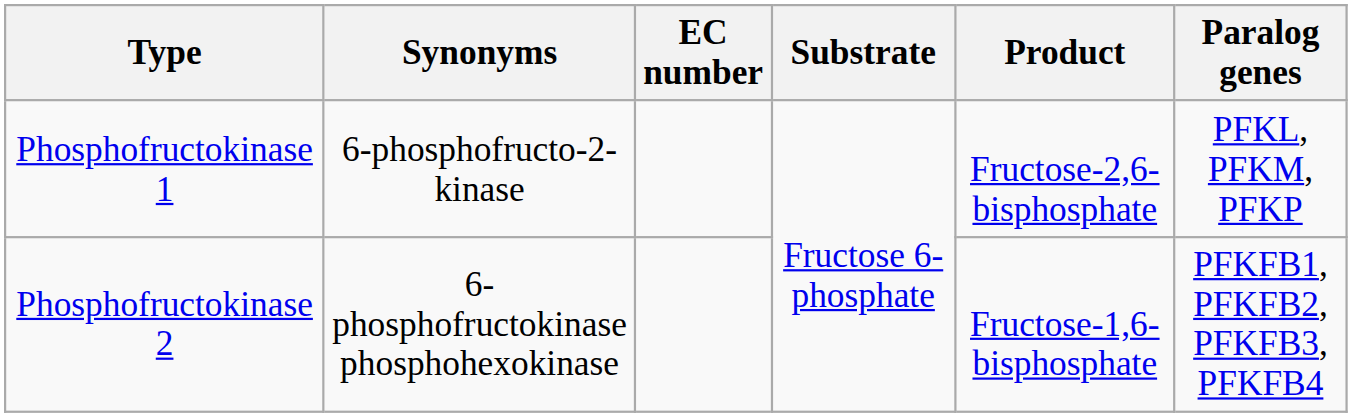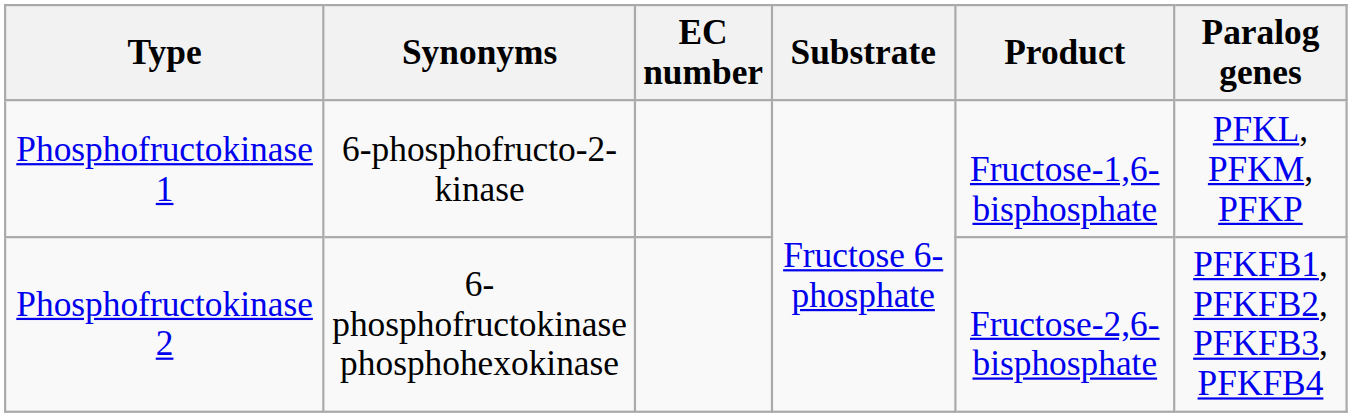(1065, 188) Fructose-2,6-bisphosphate -> (1065, 188) Fructose-1,6-bisphosphate
(1065, 343) Fructose-1,6-bisphosphate -> (1065, 343) Fructose-2,6-bisphosphate
